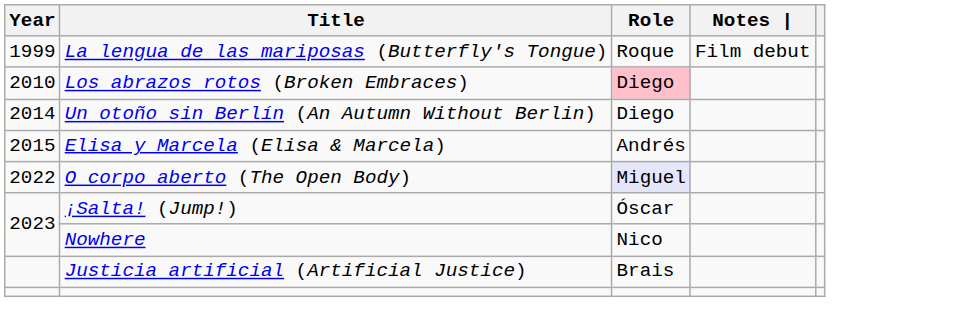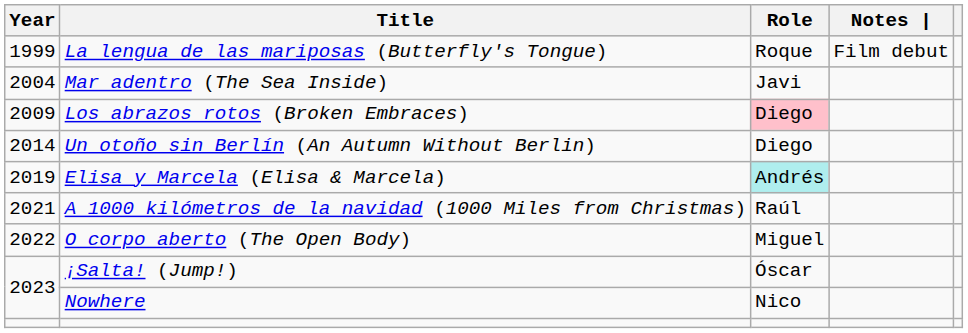+ row: (226, 83)
(32, 83) 2010 -> (32, 114) 2009
(32, 146) 2015 -> (32, 177) 2019
(651, 146) no background -> (790, 177) paleturquoise background
+ row: (405, 209)
(651, 177) lavender background -> (790, 240) no background
- row: (296, 271)
